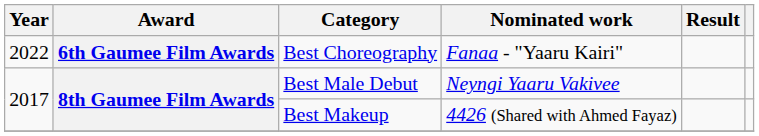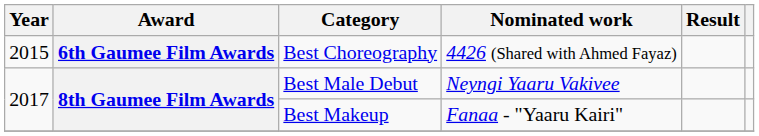(29, 51) 2022 -> (29, 51) 2015
(535, 51) Fanaa - "Yaaru Kairi" -> (562, 51) 4426 (Shared with Ahmed Fayaz)
(562, 114) 4426 (Shared with Ahmed Fayaz) -> (535, 114) Fanaa - "Yaaru Kairi"
